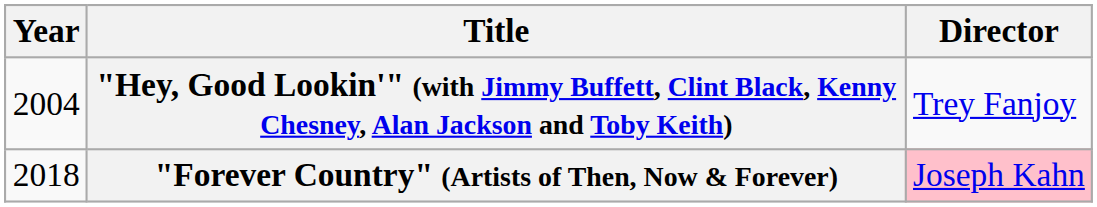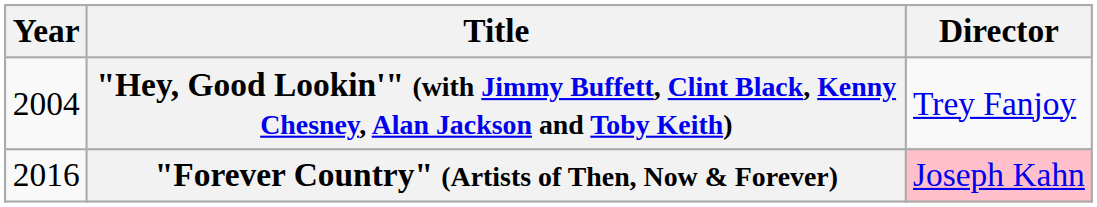(46, 174) 2018 -> (46, 174) 2016
